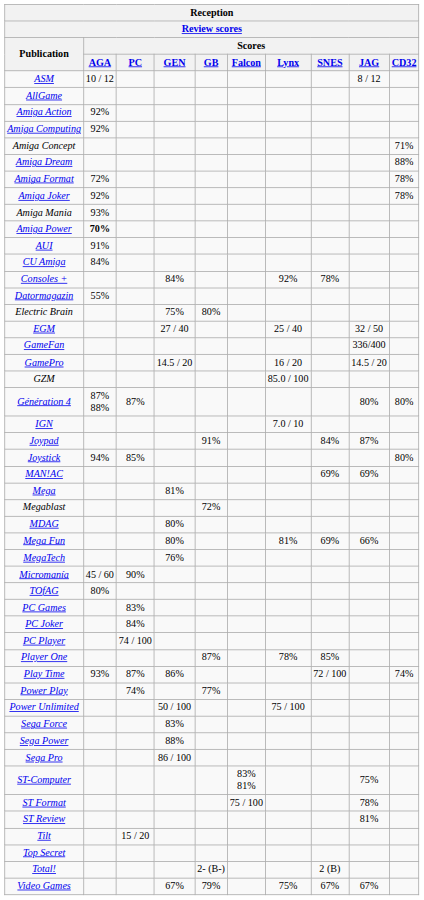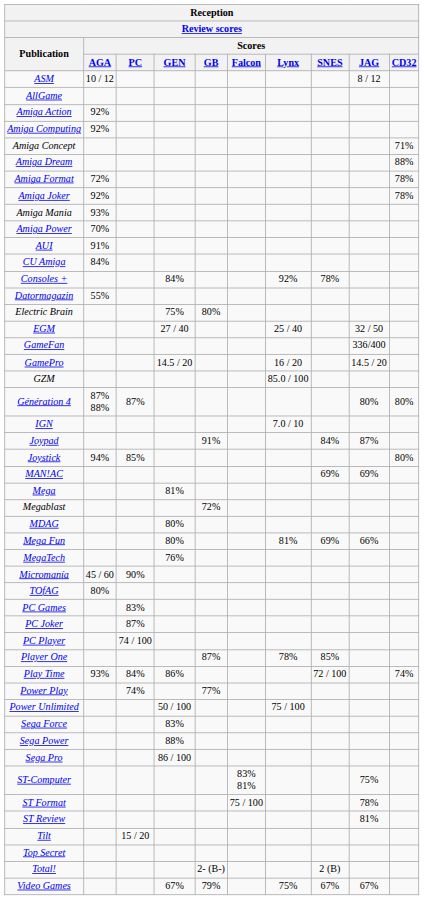(100, 229) bold -> (100, 229) normal
(135, 624) 84% -> (135, 624) 87%
(135, 674) 87% -> (135, 674) 84%
